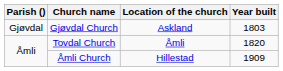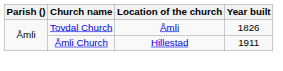- row: (84, 27)
(254, 43) 1820 -> (249, 27) 1826
(254, 58) 1909 -> (249, 43) 1911
